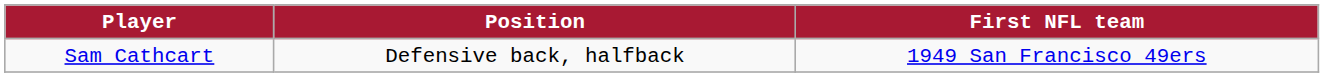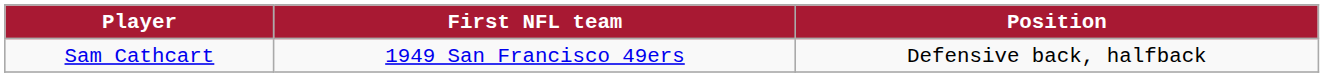columns swapped: (535, 22) <-> (1057, 22)
